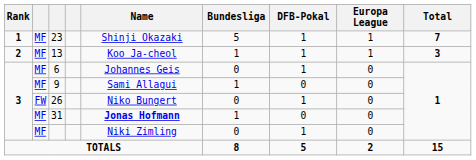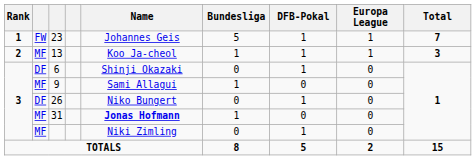(40, 39) MF -> (40, 39) FW
(142, 39) Shinji Okazaki -> (142, 39) Johannes Geis
(40, 70) MF -> (40, 70) DF
(142, 70) Johannes Geis -> (142, 70) Shinji Okazaki
(40, 101) FW -> (40, 101) DF
